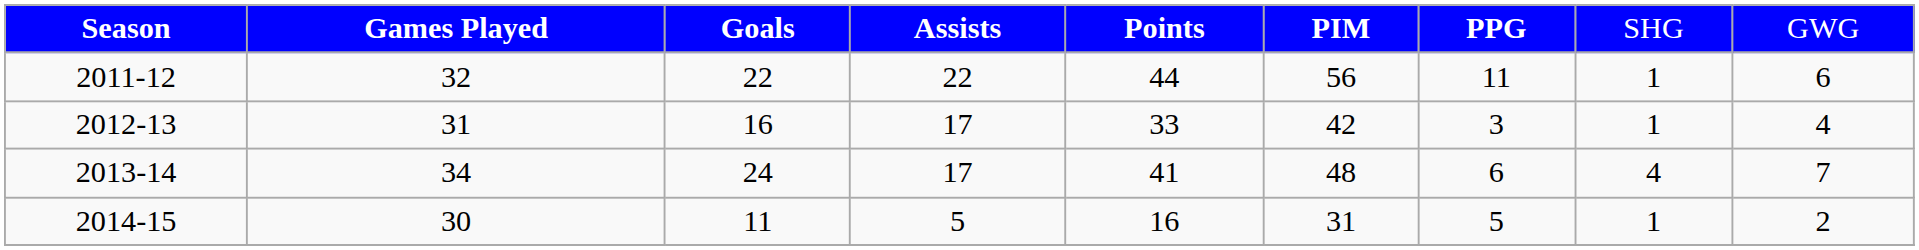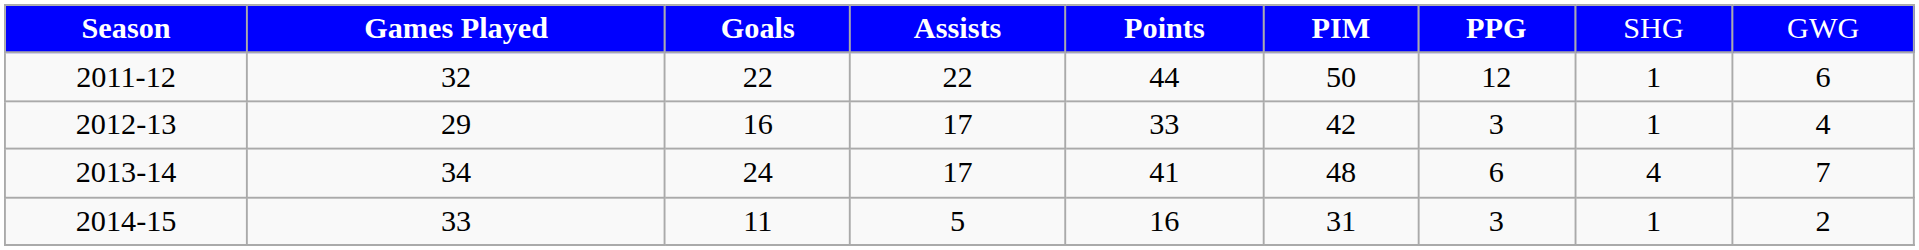(1341, 76) 56 -> (1341, 76) 50
(1496, 76) 11 -> (1496, 76) 12
(456, 124) 31 -> (456, 124) 29
(456, 220) 30 -> (456, 220) 33
(1496, 220) 5 -> (1496, 220) 3
